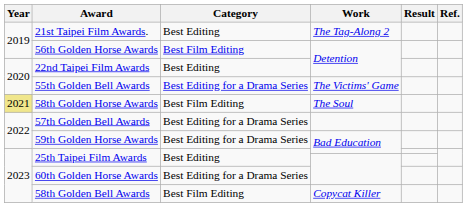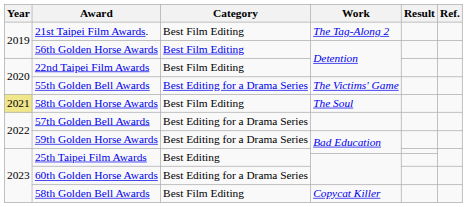(191, 31) Best Editing -> (204, 31) Best Film Editing
(191, 67) Best Editing -> (204, 67) Best Film Editing
